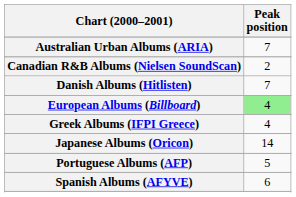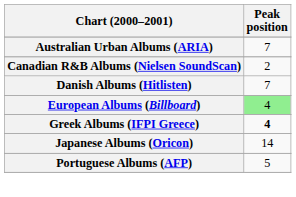(267, 124) normal -> (267, 124) bold
- row: (124, 182)
